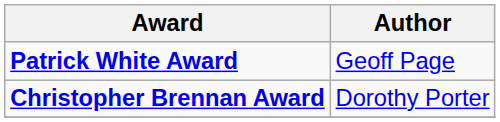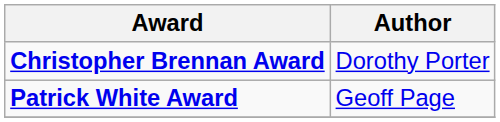rows swapped: (167, 98) <-> (124, 60)
